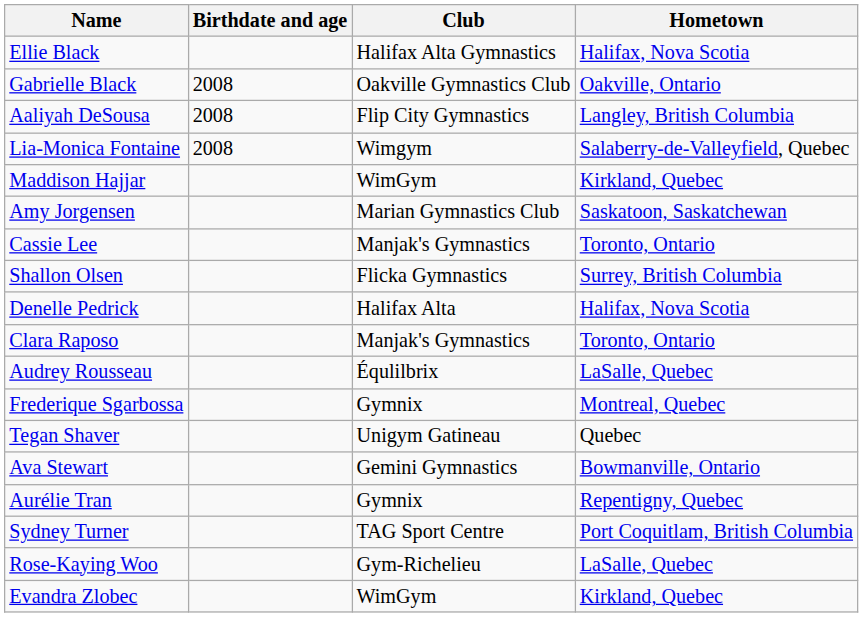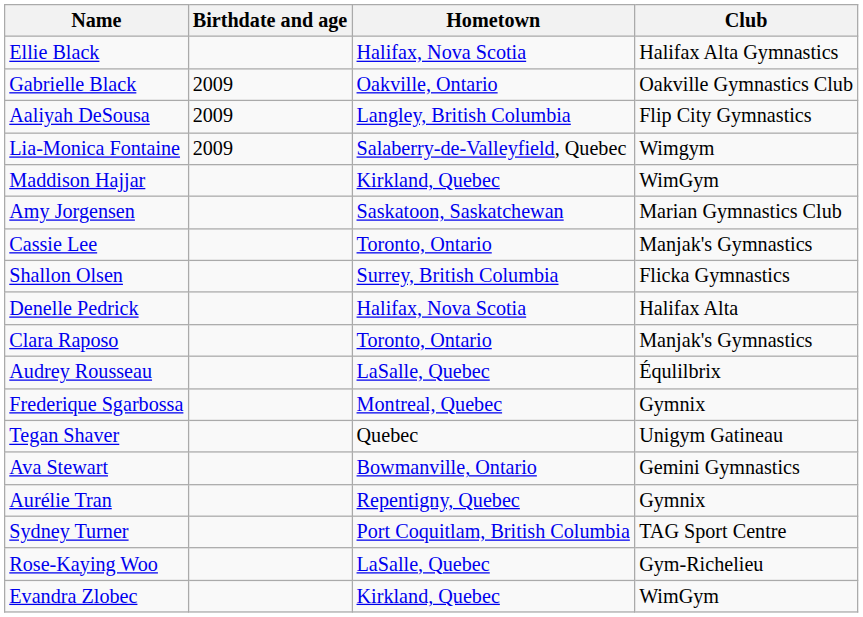columns swapped: (716, 20) <-> (463, 20)
(213, 84) 2008 -> (213, 84) 2009
(213, 116) 2008 -> (213, 116) 2009
(213, 148) 2008 -> (213, 148) 2009
